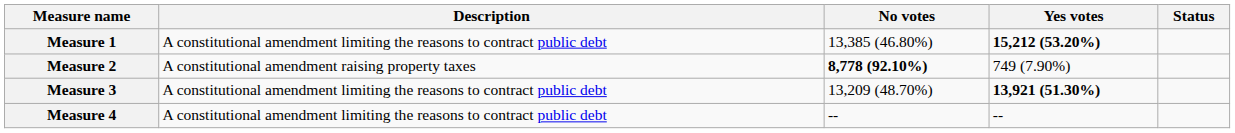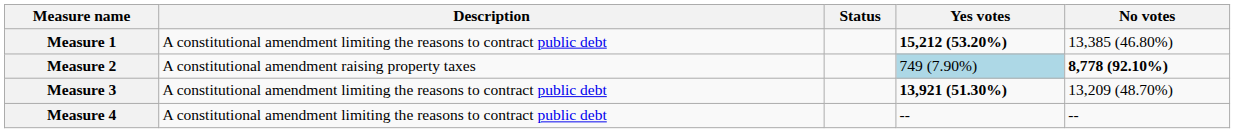columns swapped: (1194, 16) <-> (907, 16)
(1032, 66) no background -> (938, 66) lightblue background
